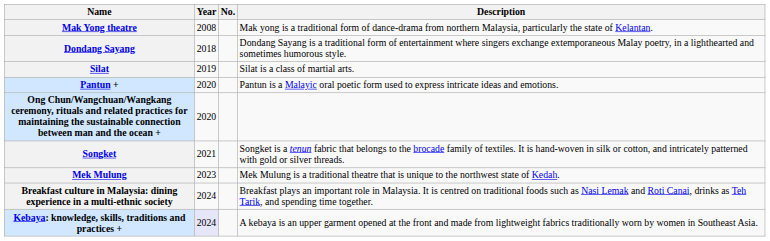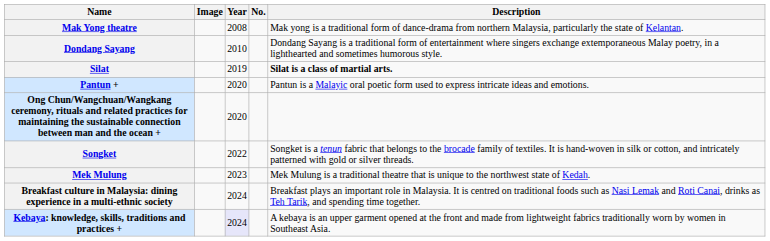+ column: (210, 12)
(206, 48) 2018 -> (237, 48) 2010
(297, 69) normal -> (331, 69) bold
(206, 154) 2021 -> (237, 154) 2022
